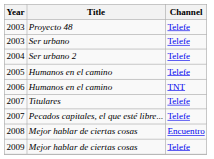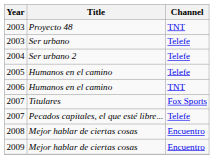(179, 27) Telefe -> (176, 27) TNT
(179, 102) Telefe -> (187, 102) Fox Sports
(179, 147) Telefe -> (186, 147) Encuentro
